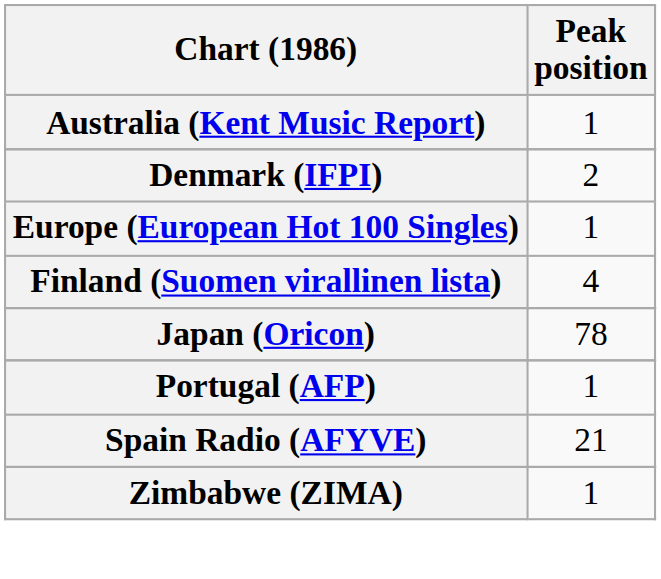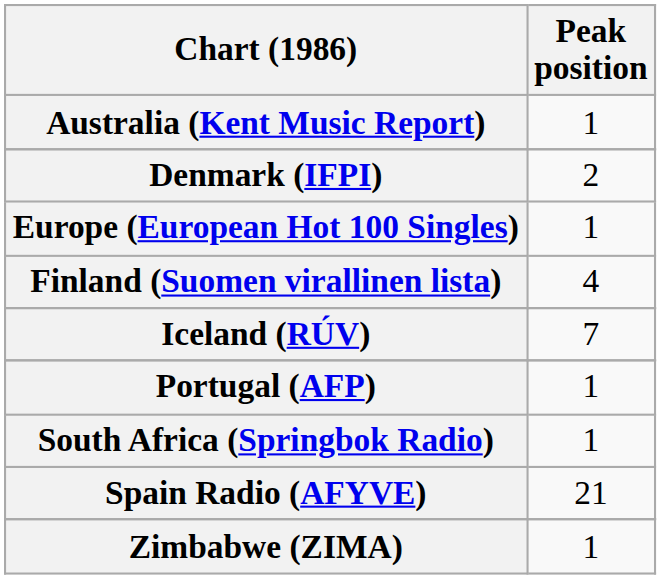+ row: (266, 333)
- row: (266, 333)
+ row: (266, 439)
